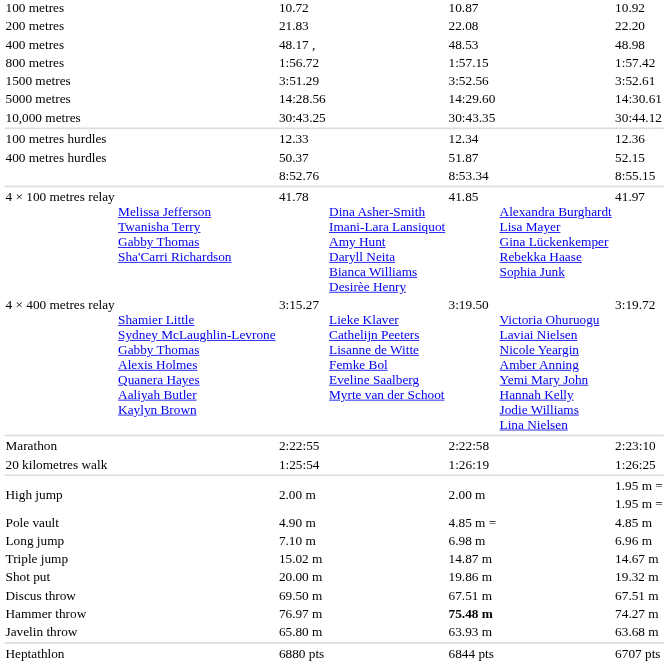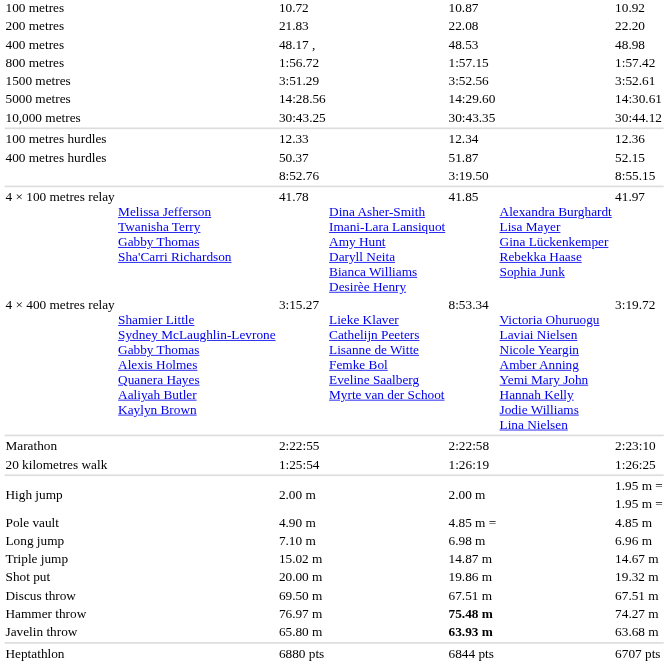(469, 175) 8:53.34 -> (469, 175) 3:19.50
(469, 305) 3:19.50 -> (469, 305) 8:53.34
(470, 632) normal -> (471, 632) bold
